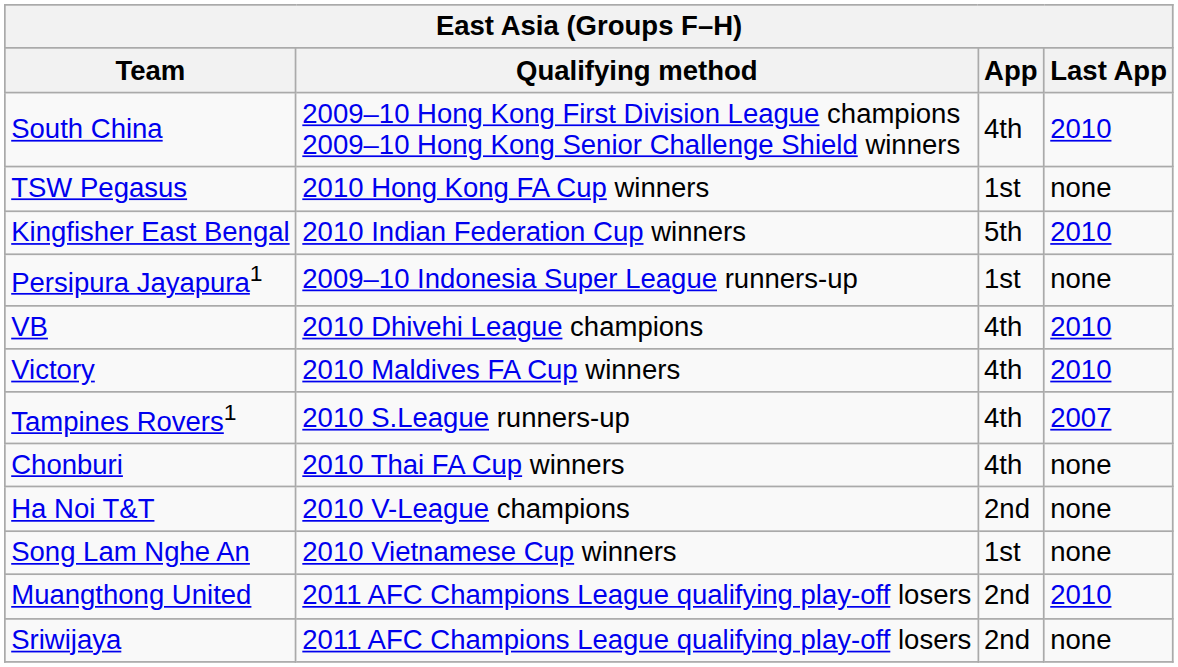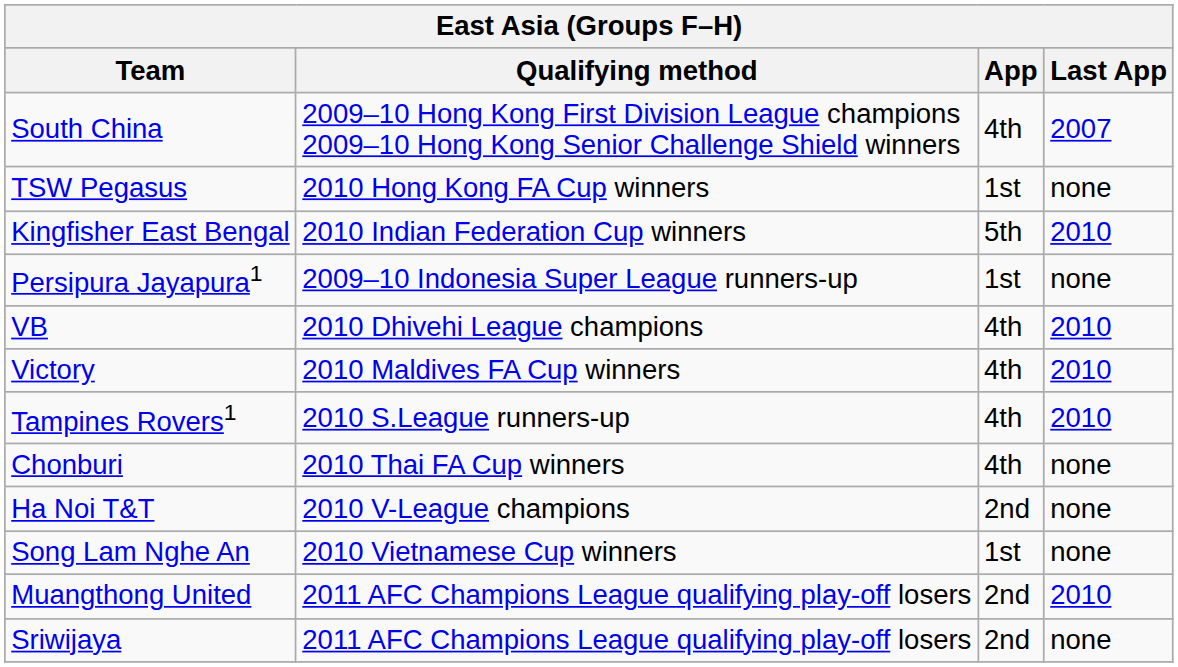(1081, 129) 2010 -> (1081, 129) 2007
(1081, 417) 2007 -> (1081, 417) 2010
